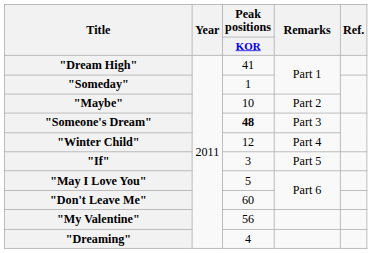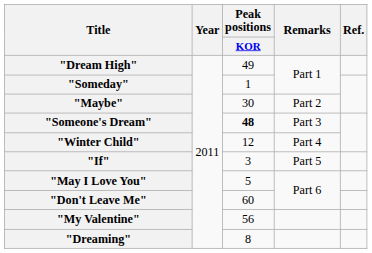(248, 65) 41 -> (248, 65) 49
(248, 103) 10 -> (248, 103) 30
(248, 238) 4 -> (248, 238) 8
